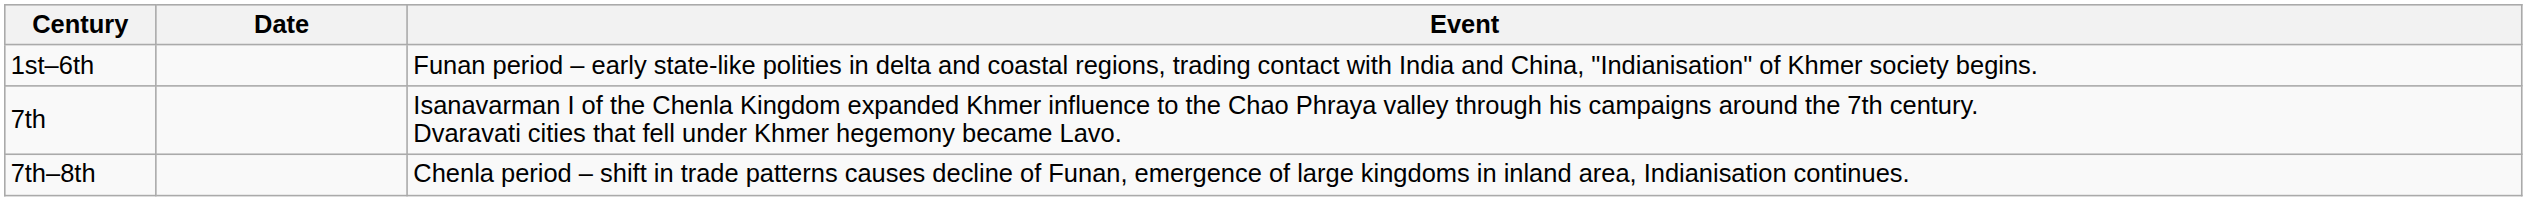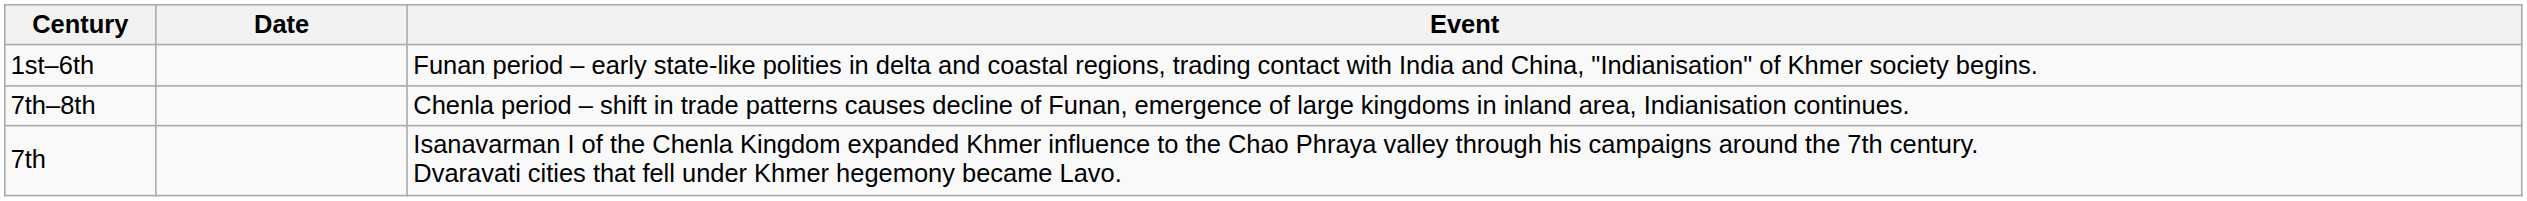rows swapped: (53, 174) <-> (28, 119)
